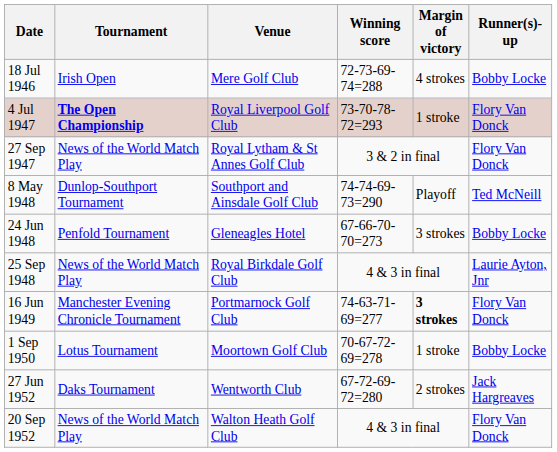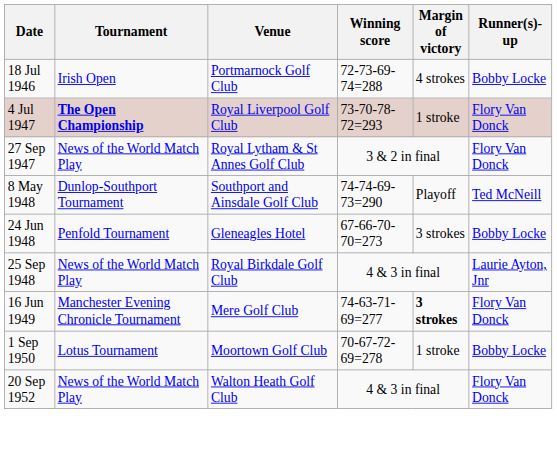(255, 79) Mere Golf Club -> (260, 79) Portmarnock Golf Club
(260, 311) Portmarnock Golf Club -> (255, 311) Mere Golf Club
- row: (26, 389)
